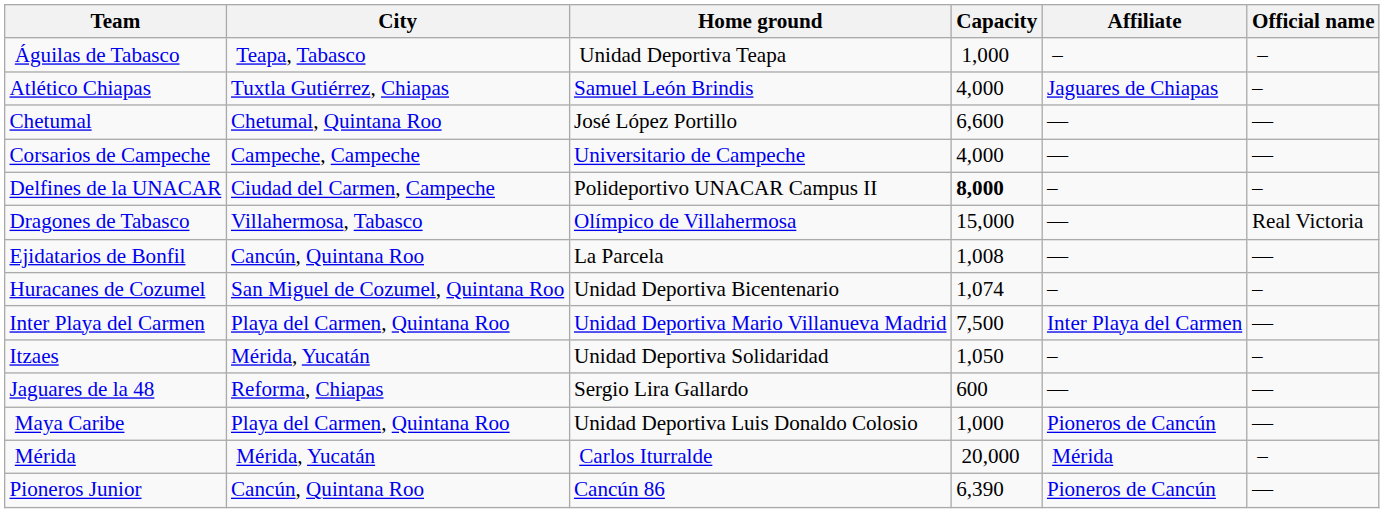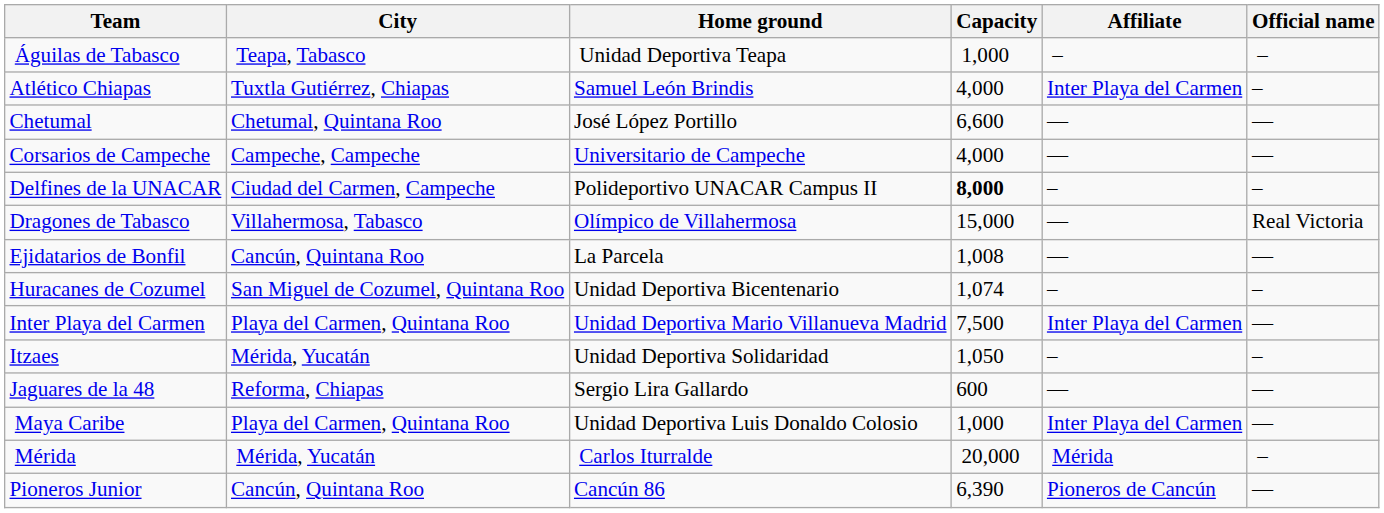(1133, 88) Jaguares de Chiapas -> (1145, 88) Inter Playa del Carmen
(1131, 423) Pioneros de Cancún -> (1145, 423) Inter Playa del Carmen
